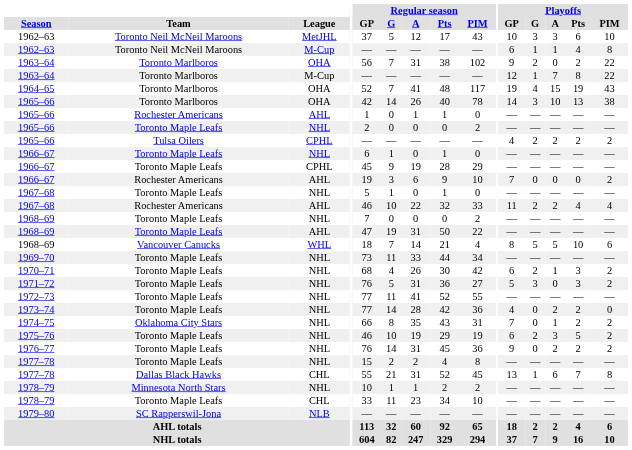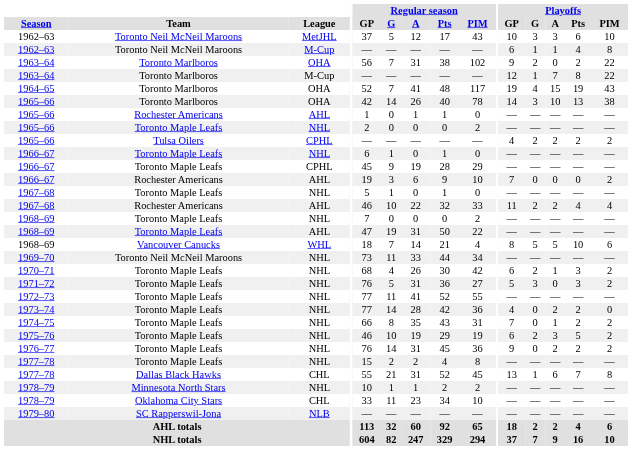(179, 257) Toronto Maple Leafs -> (179, 257) Toronto Neil McNeil Maroons
(179, 322) Oklahoma City Stars -> (179, 322) Toronto Maple Leafs
(179, 400) Toronto Maple Leafs -> (179, 400) Oklahoma City Stars
